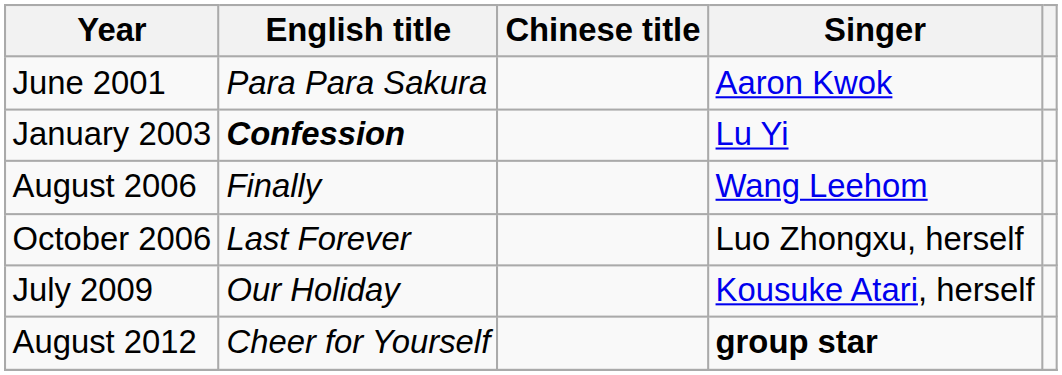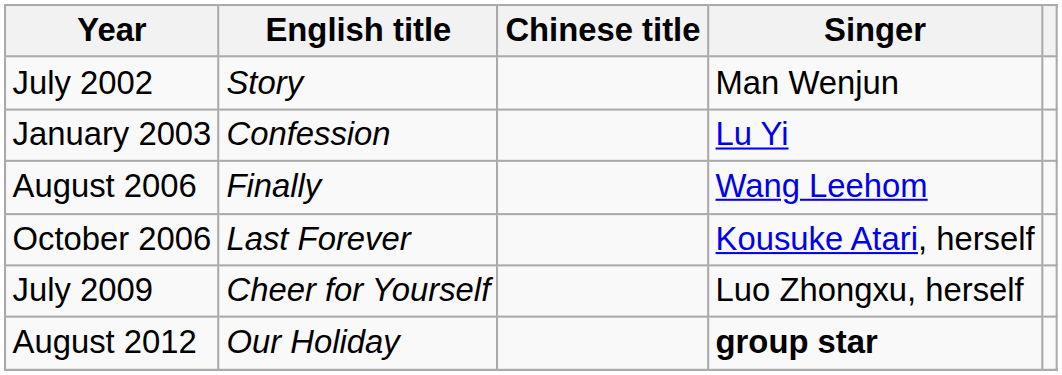- row: (89, 82)
+ row: (83, 82)
(316, 134) bold -> (309, 134) normal
(870, 238) Luo Zhongxu, herself -> (875, 238) Kousuke Atari, herself
(313, 290) Our Holiday -> (358, 290) Cheer for Yourself
(875, 290) Kousuke Atari, herself -> (870, 290) Luo Zhongxu, herself
(358, 342) Cheer for Yourself -> (313, 342) Our Holiday
